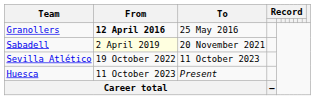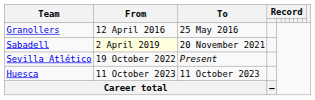(130, 30) bold -> (130, 30) normal
(220, 59) 11 October 2023 -> (198, 59) Present
(198, 73) Present -> (220, 73) 11 October 2023
